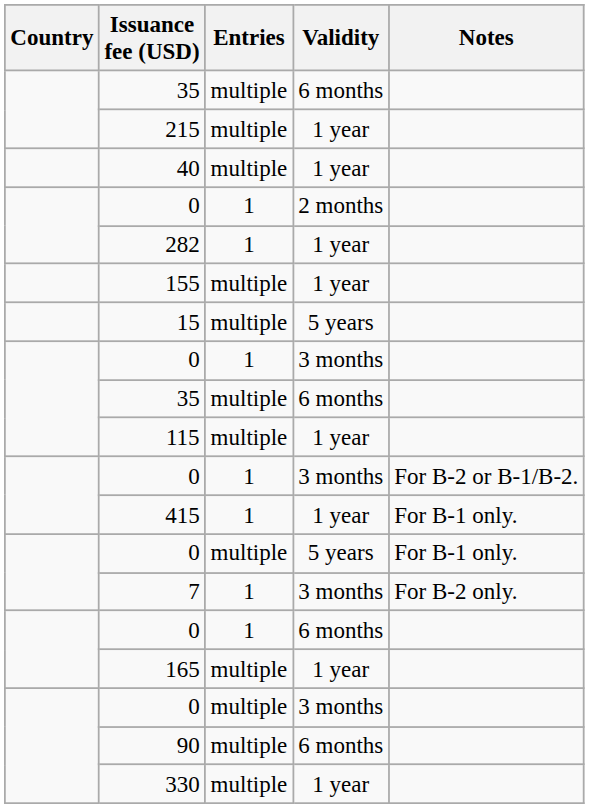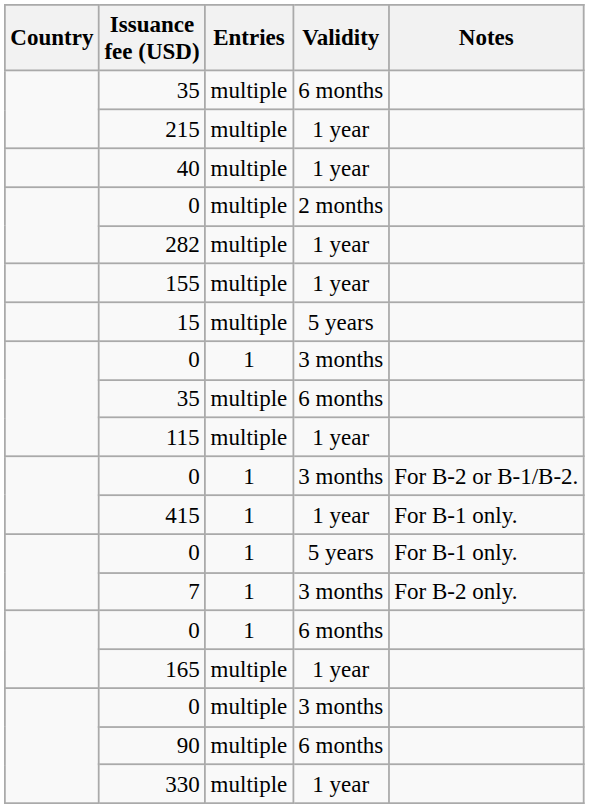(249, 205) 1 -> (249, 205) multiple
(249, 244) 1 -> (249, 244) multiple
(249, 552) multiple -> (249, 552) 1
